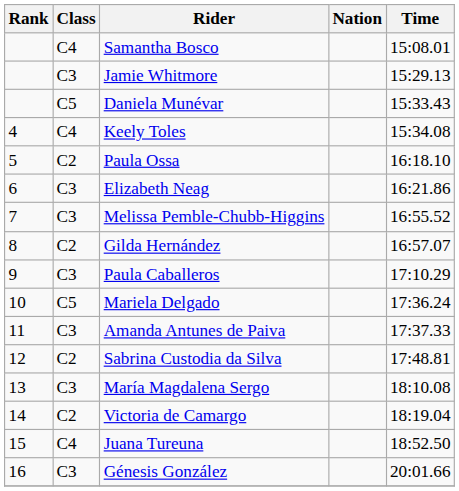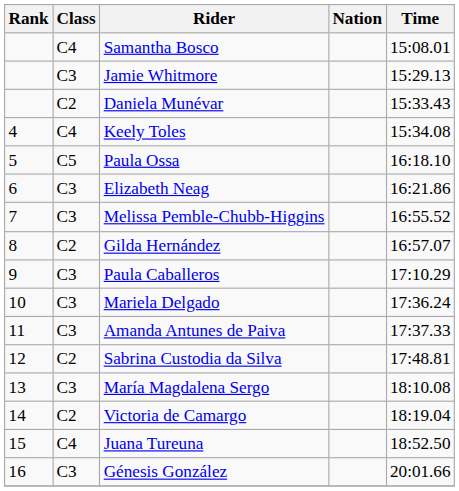(67, 103) C5 -> (67, 103) C2
(67, 160) C2 -> (67, 160) C5
(67, 302) C5 -> (67, 302) C3
